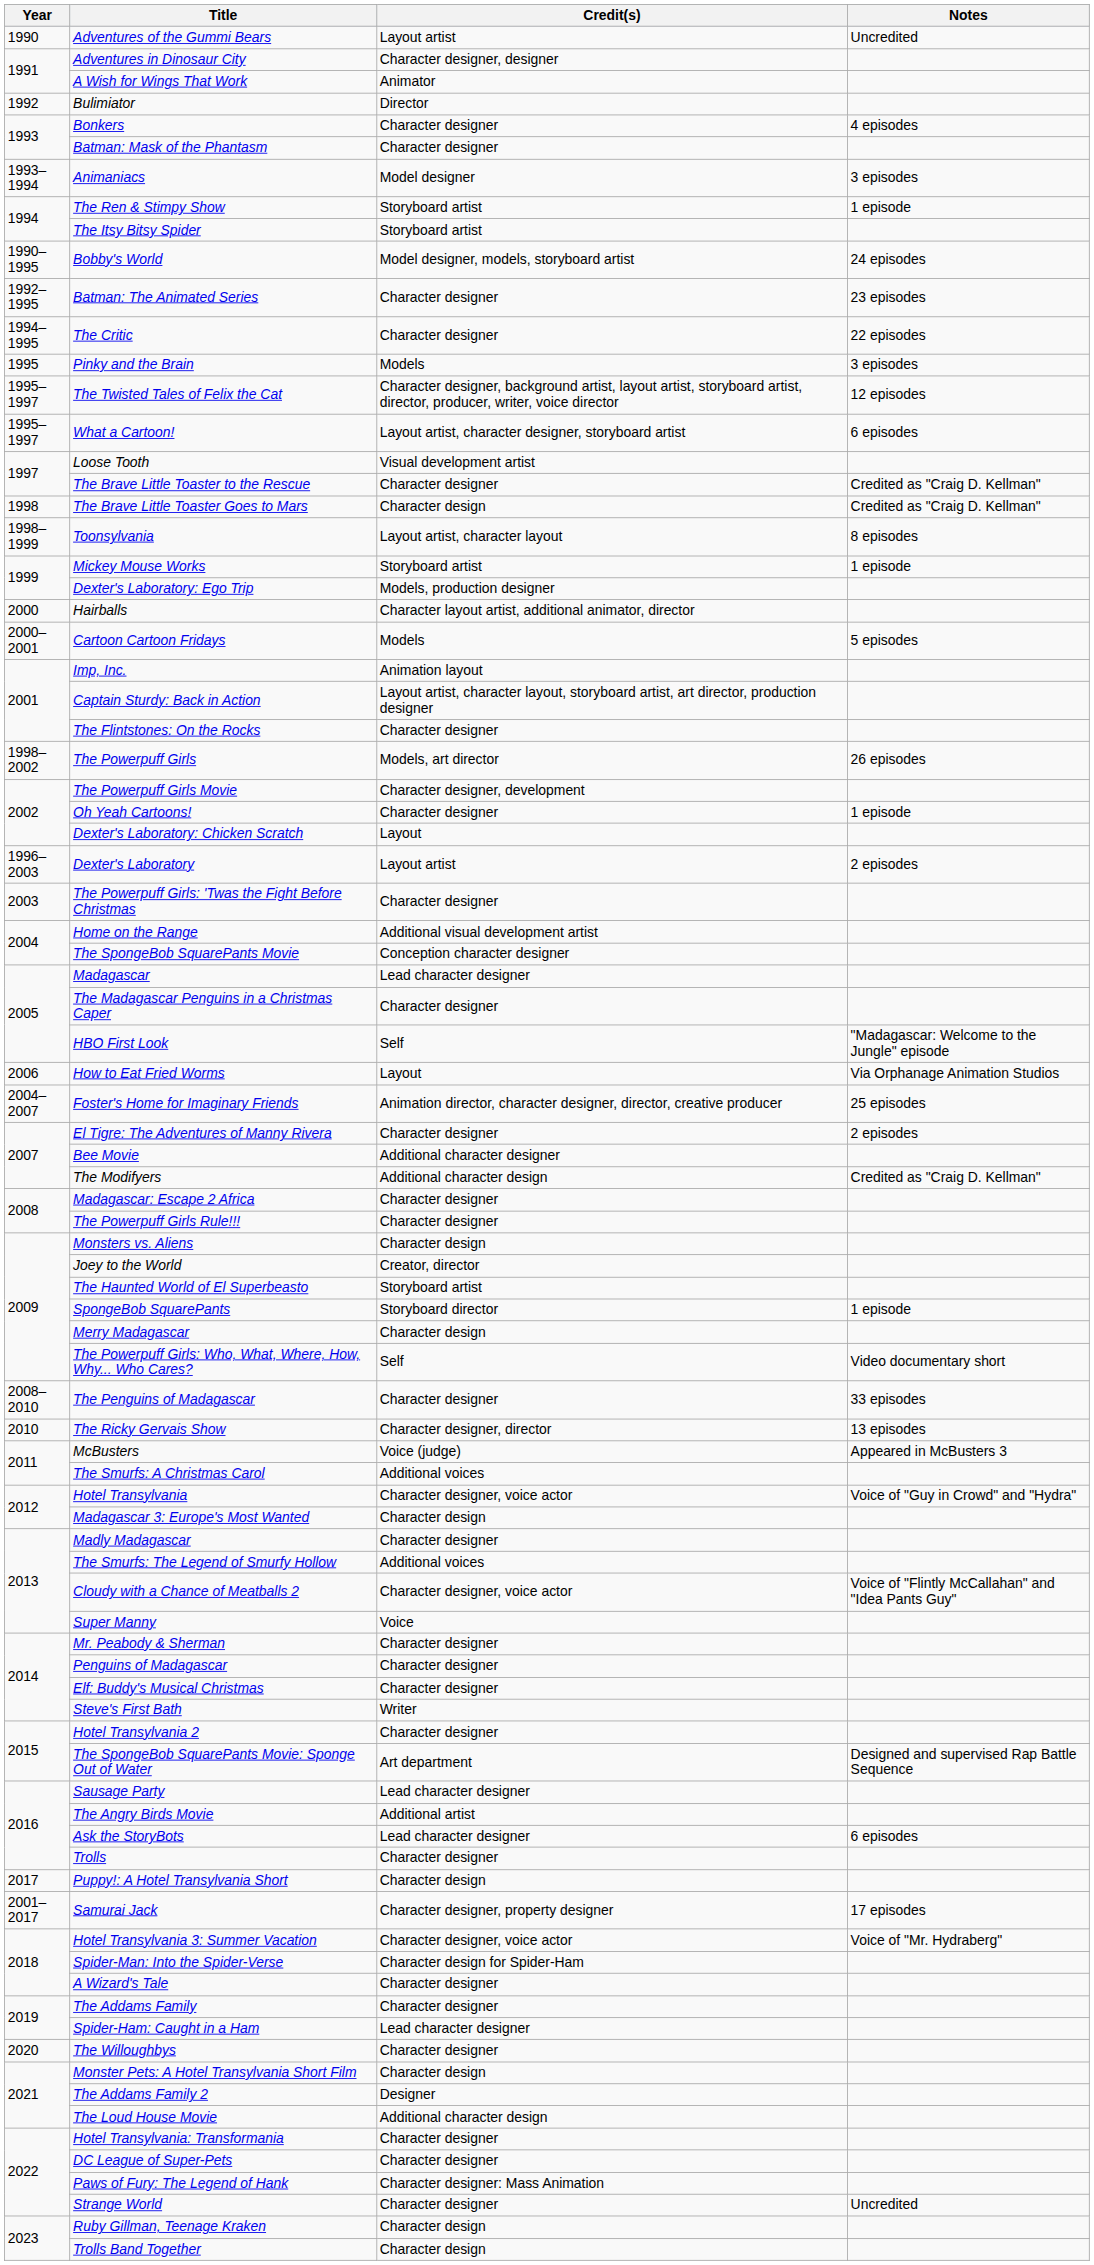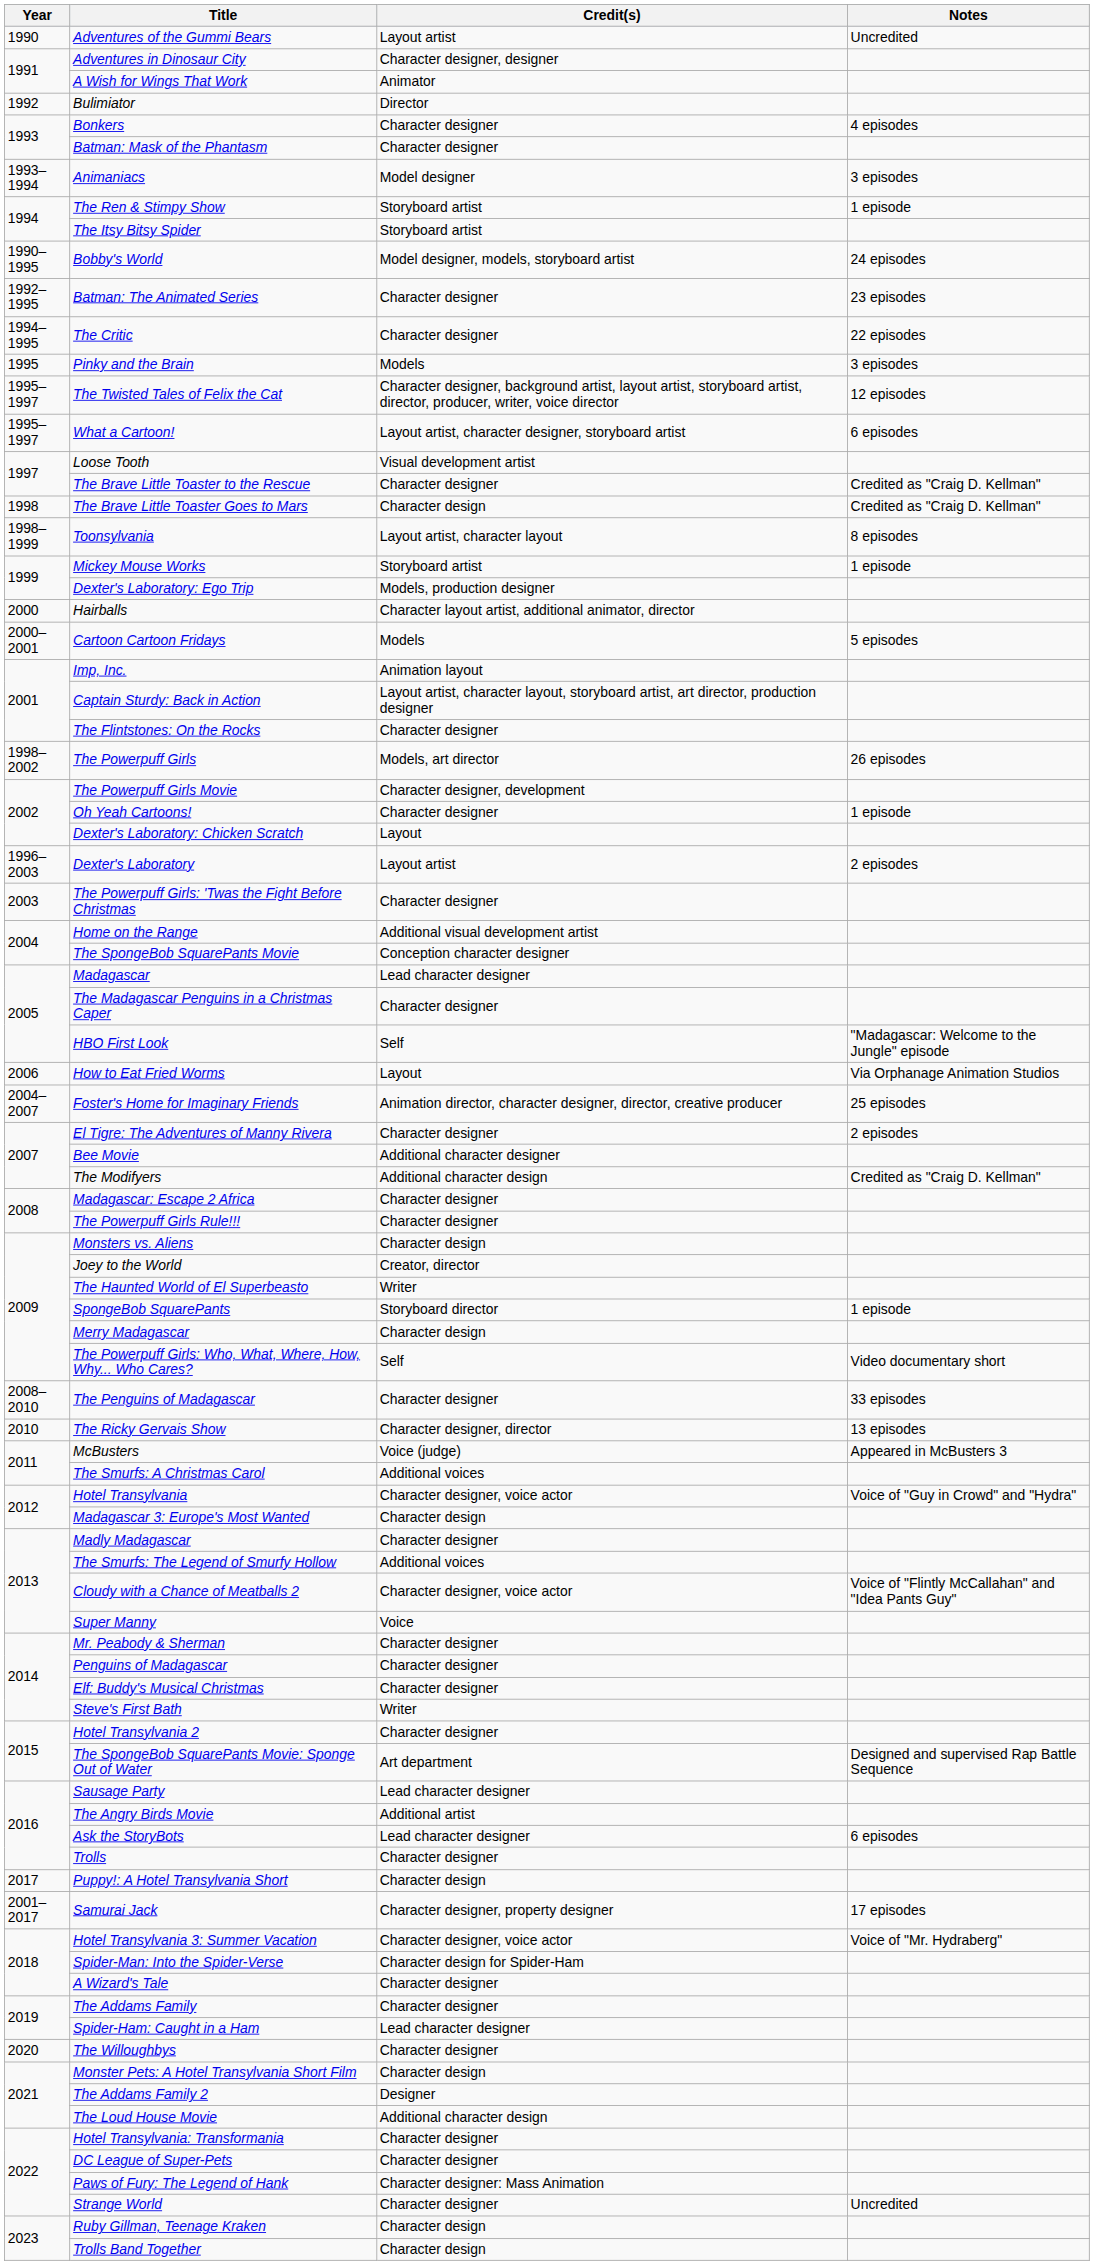(431, 1288) Storyboard artist -> (398, 1288) Writer
